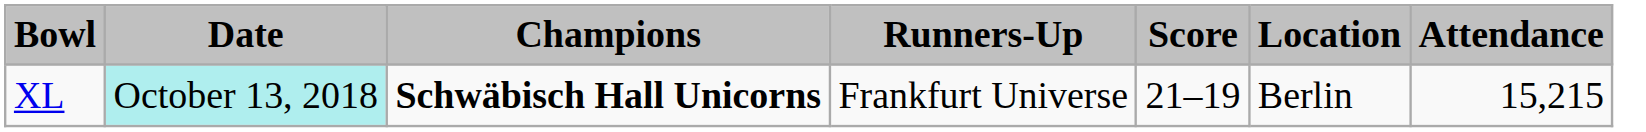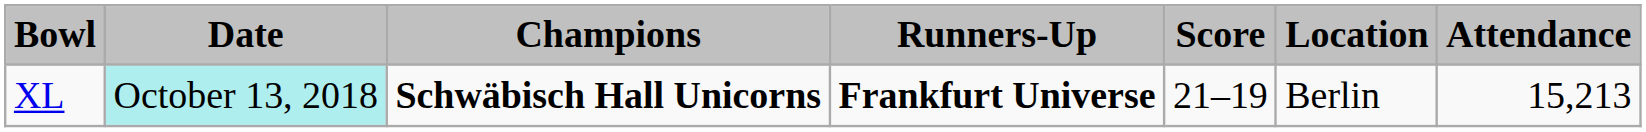(983, 94) normal -> (997, 94) bold
(1552, 94) 15,215 -> (1579, 94) 15,213
